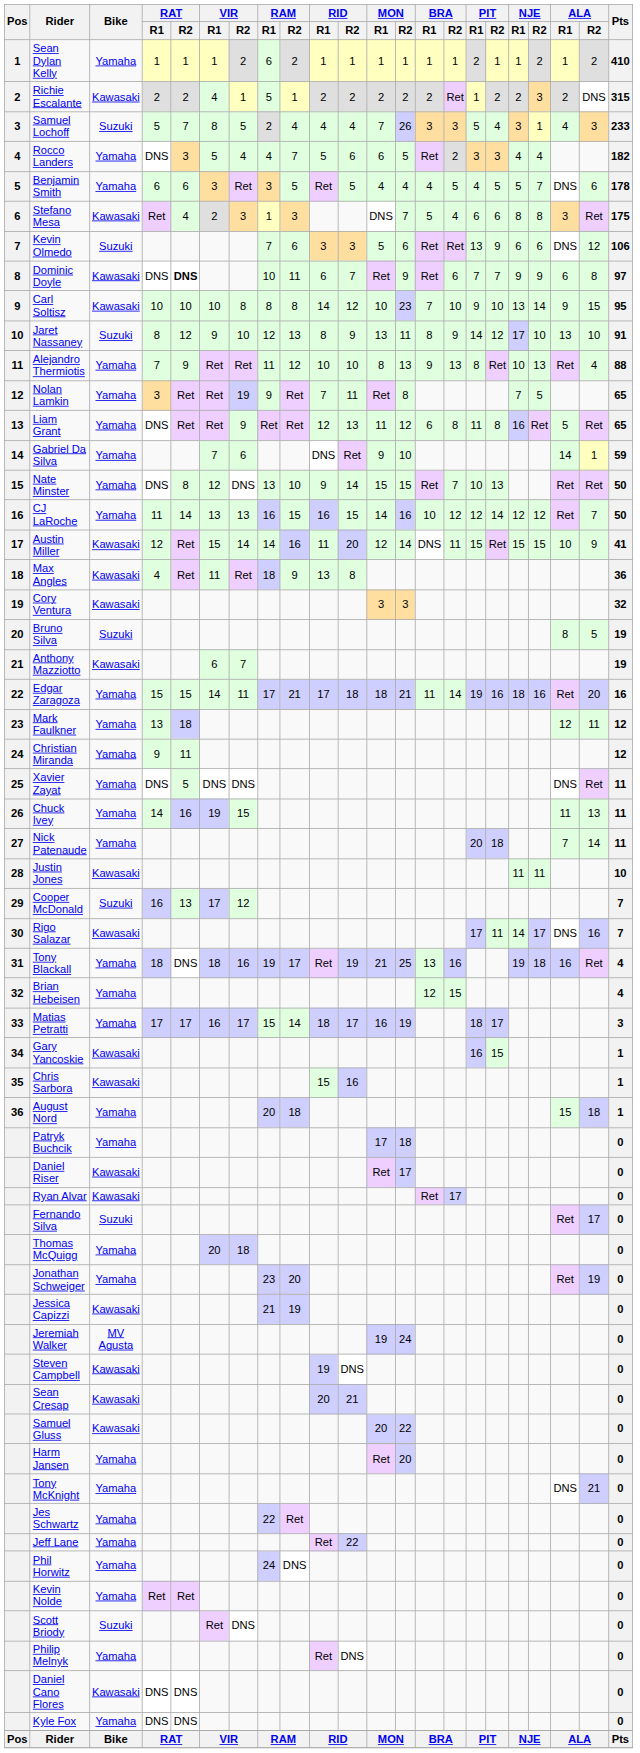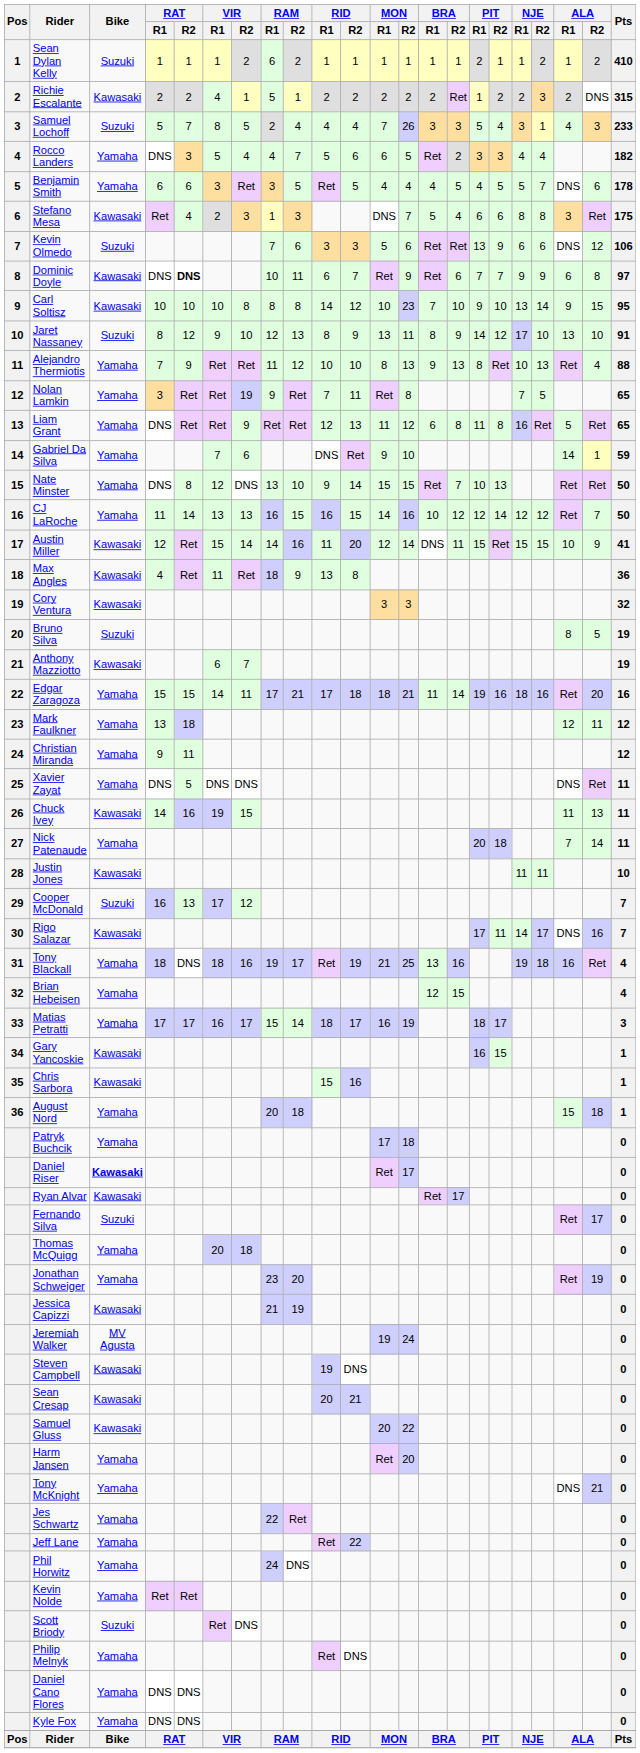(116, 60) Yamaha -> (117, 60) Suzuki
(116, 813) Yamaha -> (117, 813) Kawasaki
(116, 1172) normal -> (117, 1172) bold
(116, 1691) Kawasaki -> (117, 1691) Yamaha
